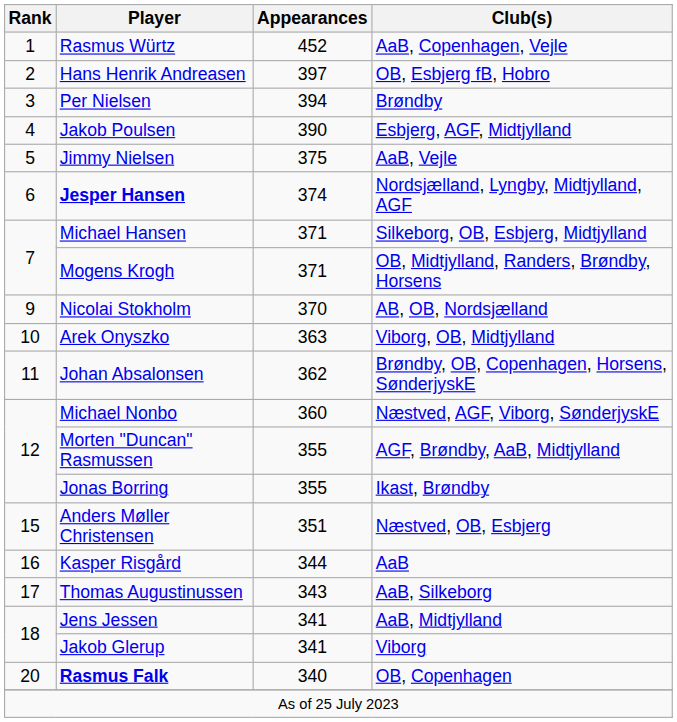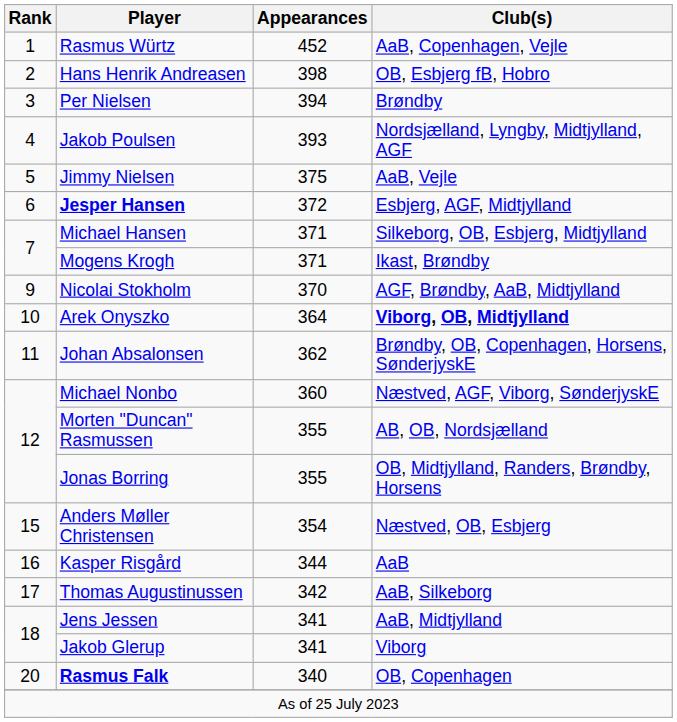(312, 74) 397 -> (312, 74) 398
(312, 130) 390 -> (312, 140) 393
(474, 130) Esbjerg, AGF, Midtjylland -> (509, 140) Nordsjælland, Lyngby, Midtjylland, AGF
(312, 195) 374 -> (312, 205) 372
(509, 195) Nordsjælland, Lyngby, Midtjylland, AGF -> (474, 205) Esbjerg, AGF, Midtjylland
(513, 271) OB, Midtjylland, Randers, Brøndby, Horsens -> (432, 261) Ikast, Brøndby
(462, 309) AB, OB, Nordsjælland -> (498, 289) AGF, Brøndby, AaB, Midtjylland
(312, 337) 363 -> (312, 317) 364
(465, 337) normal -> (472, 317) bold
(498, 450) AGF, Brøndby, AaB, Midtjylland -> (462, 430) AB, OB, Nordsjælland
(432, 488) Ikast, Brøndby -> (513, 478) OB, Midtjylland, Randers, Brøndby, Horsens
(312, 526) 351 -> (312, 526) 354
(312, 591) 343 -> (312, 591) 342
